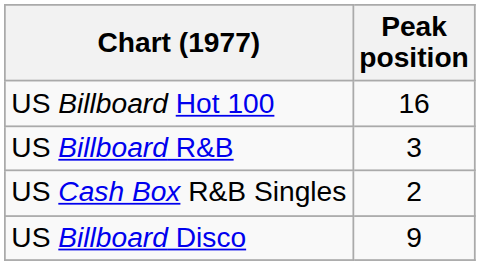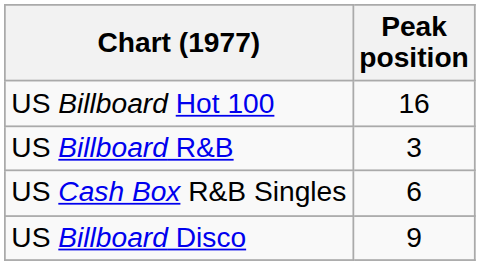(414, 192) 2 -> (414, 192) 6
